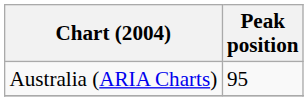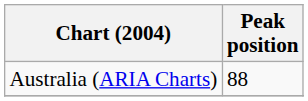(237, 78) 95 -> (237, 78) 88
